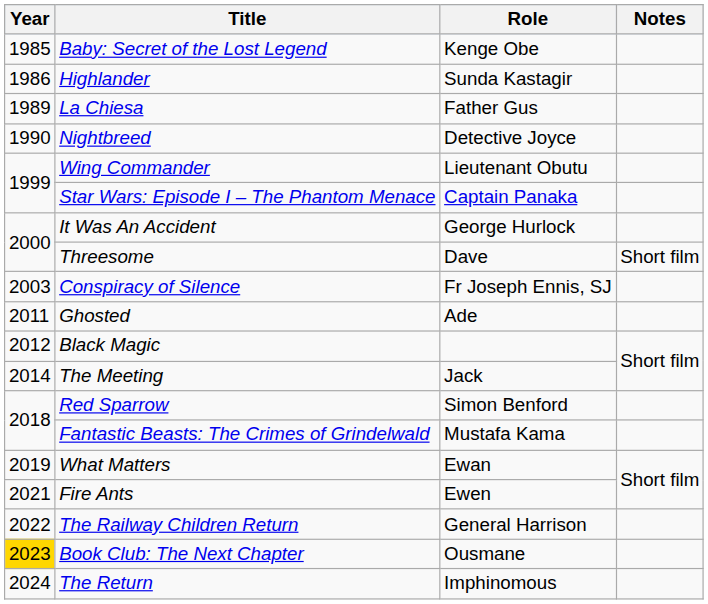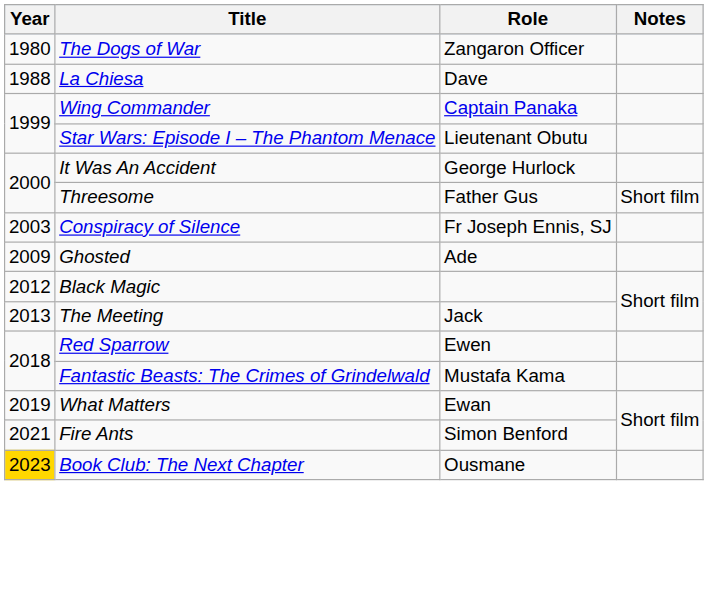+ row: (130, 49)
- row: (193, 49)
- row: (104, 78)
(30, 108) 1989 -> (30, 78) 1988
(491, 108) Father Gus -> (466, 78) Dave
- row: (105, 138)
(516, 167) Lieutenant Obutu -> (511, 108) Captain Panaka
(511, 197) Captain Panaka -> (516, 138) Lieutenant Obutu
(466, 256) Dave -> (491, 197) Father Gus
(29, 316) 2011 -> (30, 256) 2009
(30, 375) 2014 -> (30, 316) 2013
(506, 405) Simon Benford -> (468, 345) Ewen
(468, 494) Ewen -> (506, 434) Simon Benford
- row: (179, 524)
- row: (106, 583)
